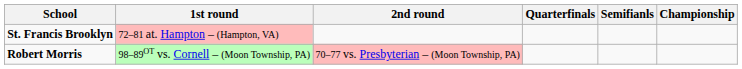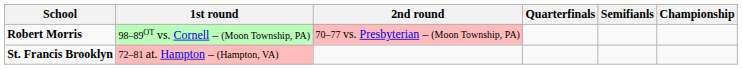rows swapped: (60, 34) <-> (45, 54)
